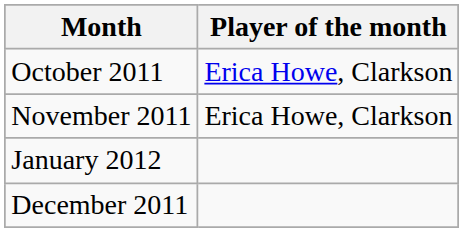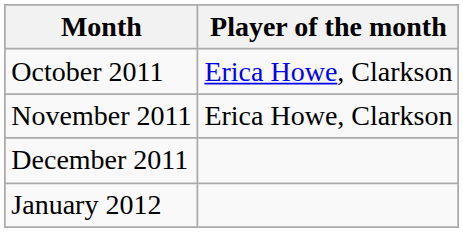rows swapped: (100, 204) <-> (86, 159)
